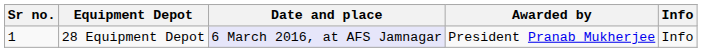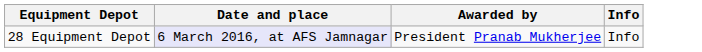- column: (32, 15)
